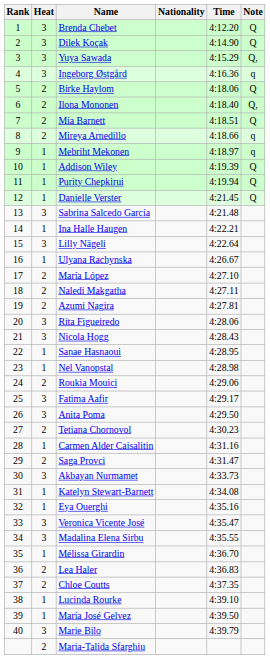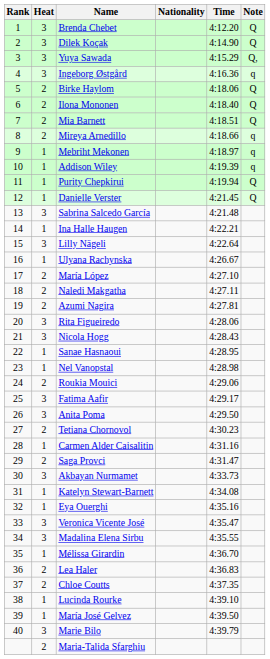(253, 105) Q, -> (253, 105) Q
(253, 167) Q -> (253, 167) q
